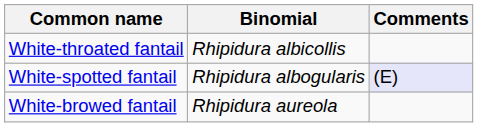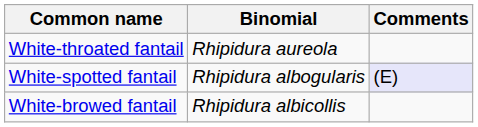(269, 48) Rhipidura albicollis -> (265, 48) Rhipidura aureola
(265, 106) Rhipidura aureola -> (269, 106) Rhipidura albicollis
